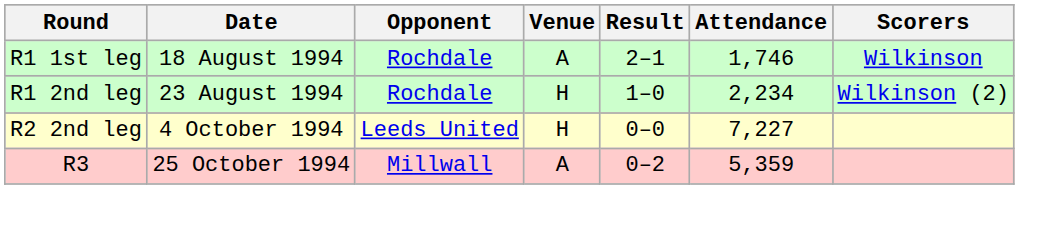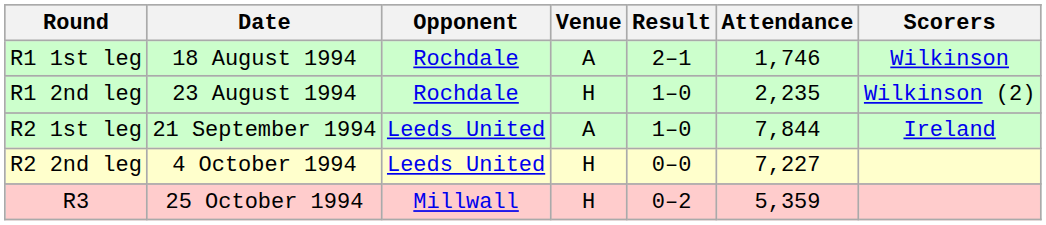(761, 94) 2,234 -> (788, 94) 2,235
+ row: (76, 130)
(562, 166) A -> (589, 202) H
